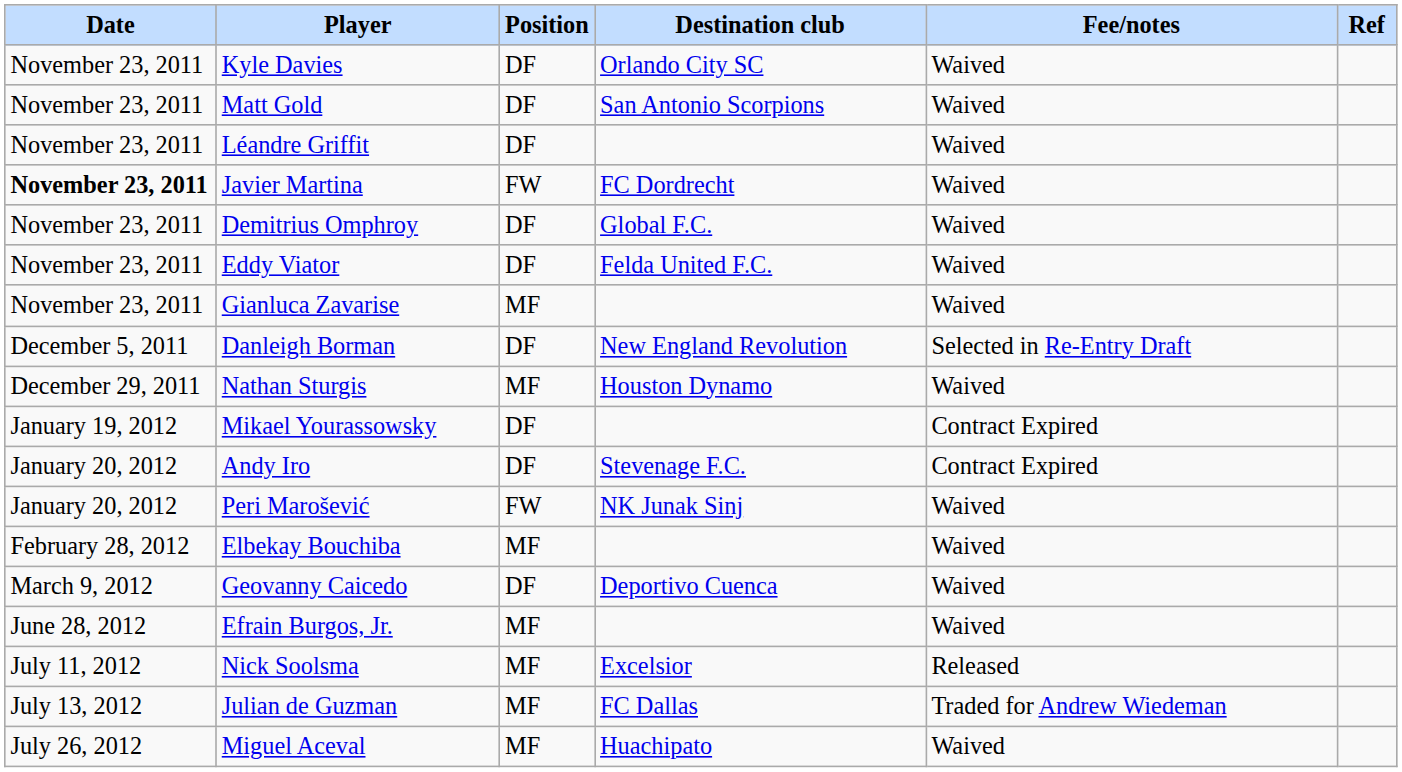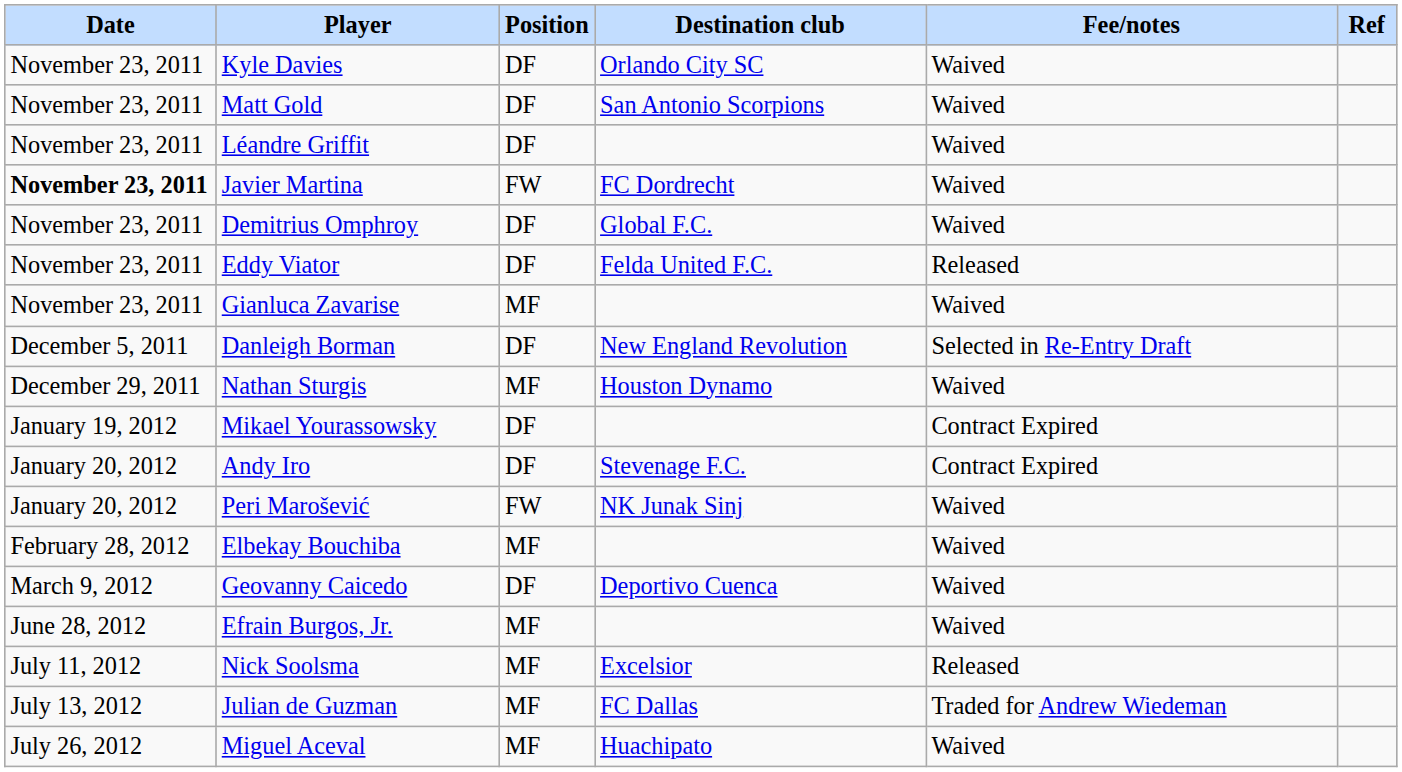(968, 265) Waived -> (975, 265) Released
